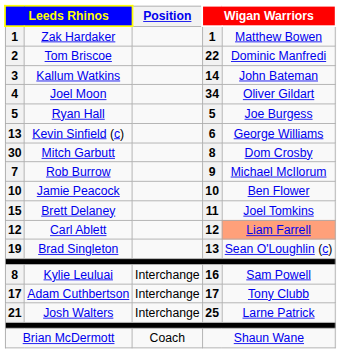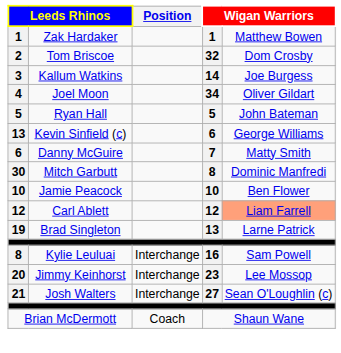(212, 56) 22 -> (212, 56) 32
(279, 56) Dominic Manfredi -> (279, 56) Dom Crosby
(279, 75) John Bateman -> (279, 75) Joe Burgess
(279, 114) Joe Burgess -> (279, 114) John Bateman
+ row: (18, 152)
(279, 152) Dom Crosby -> (279, 172) Dominic Manfredi
- row: (15, 172)
- row: (15, 210)
(279, 249) Sean O'Loughlin (c) -> (279, 230) Larne Patrick
- row: (15, 293)
+ row: (18, 274)
(212, 313) 25 -> (212, 293) 27
(279, 313) Larne Patrick -> (279, 293) Sean O'Loughlin (c)
